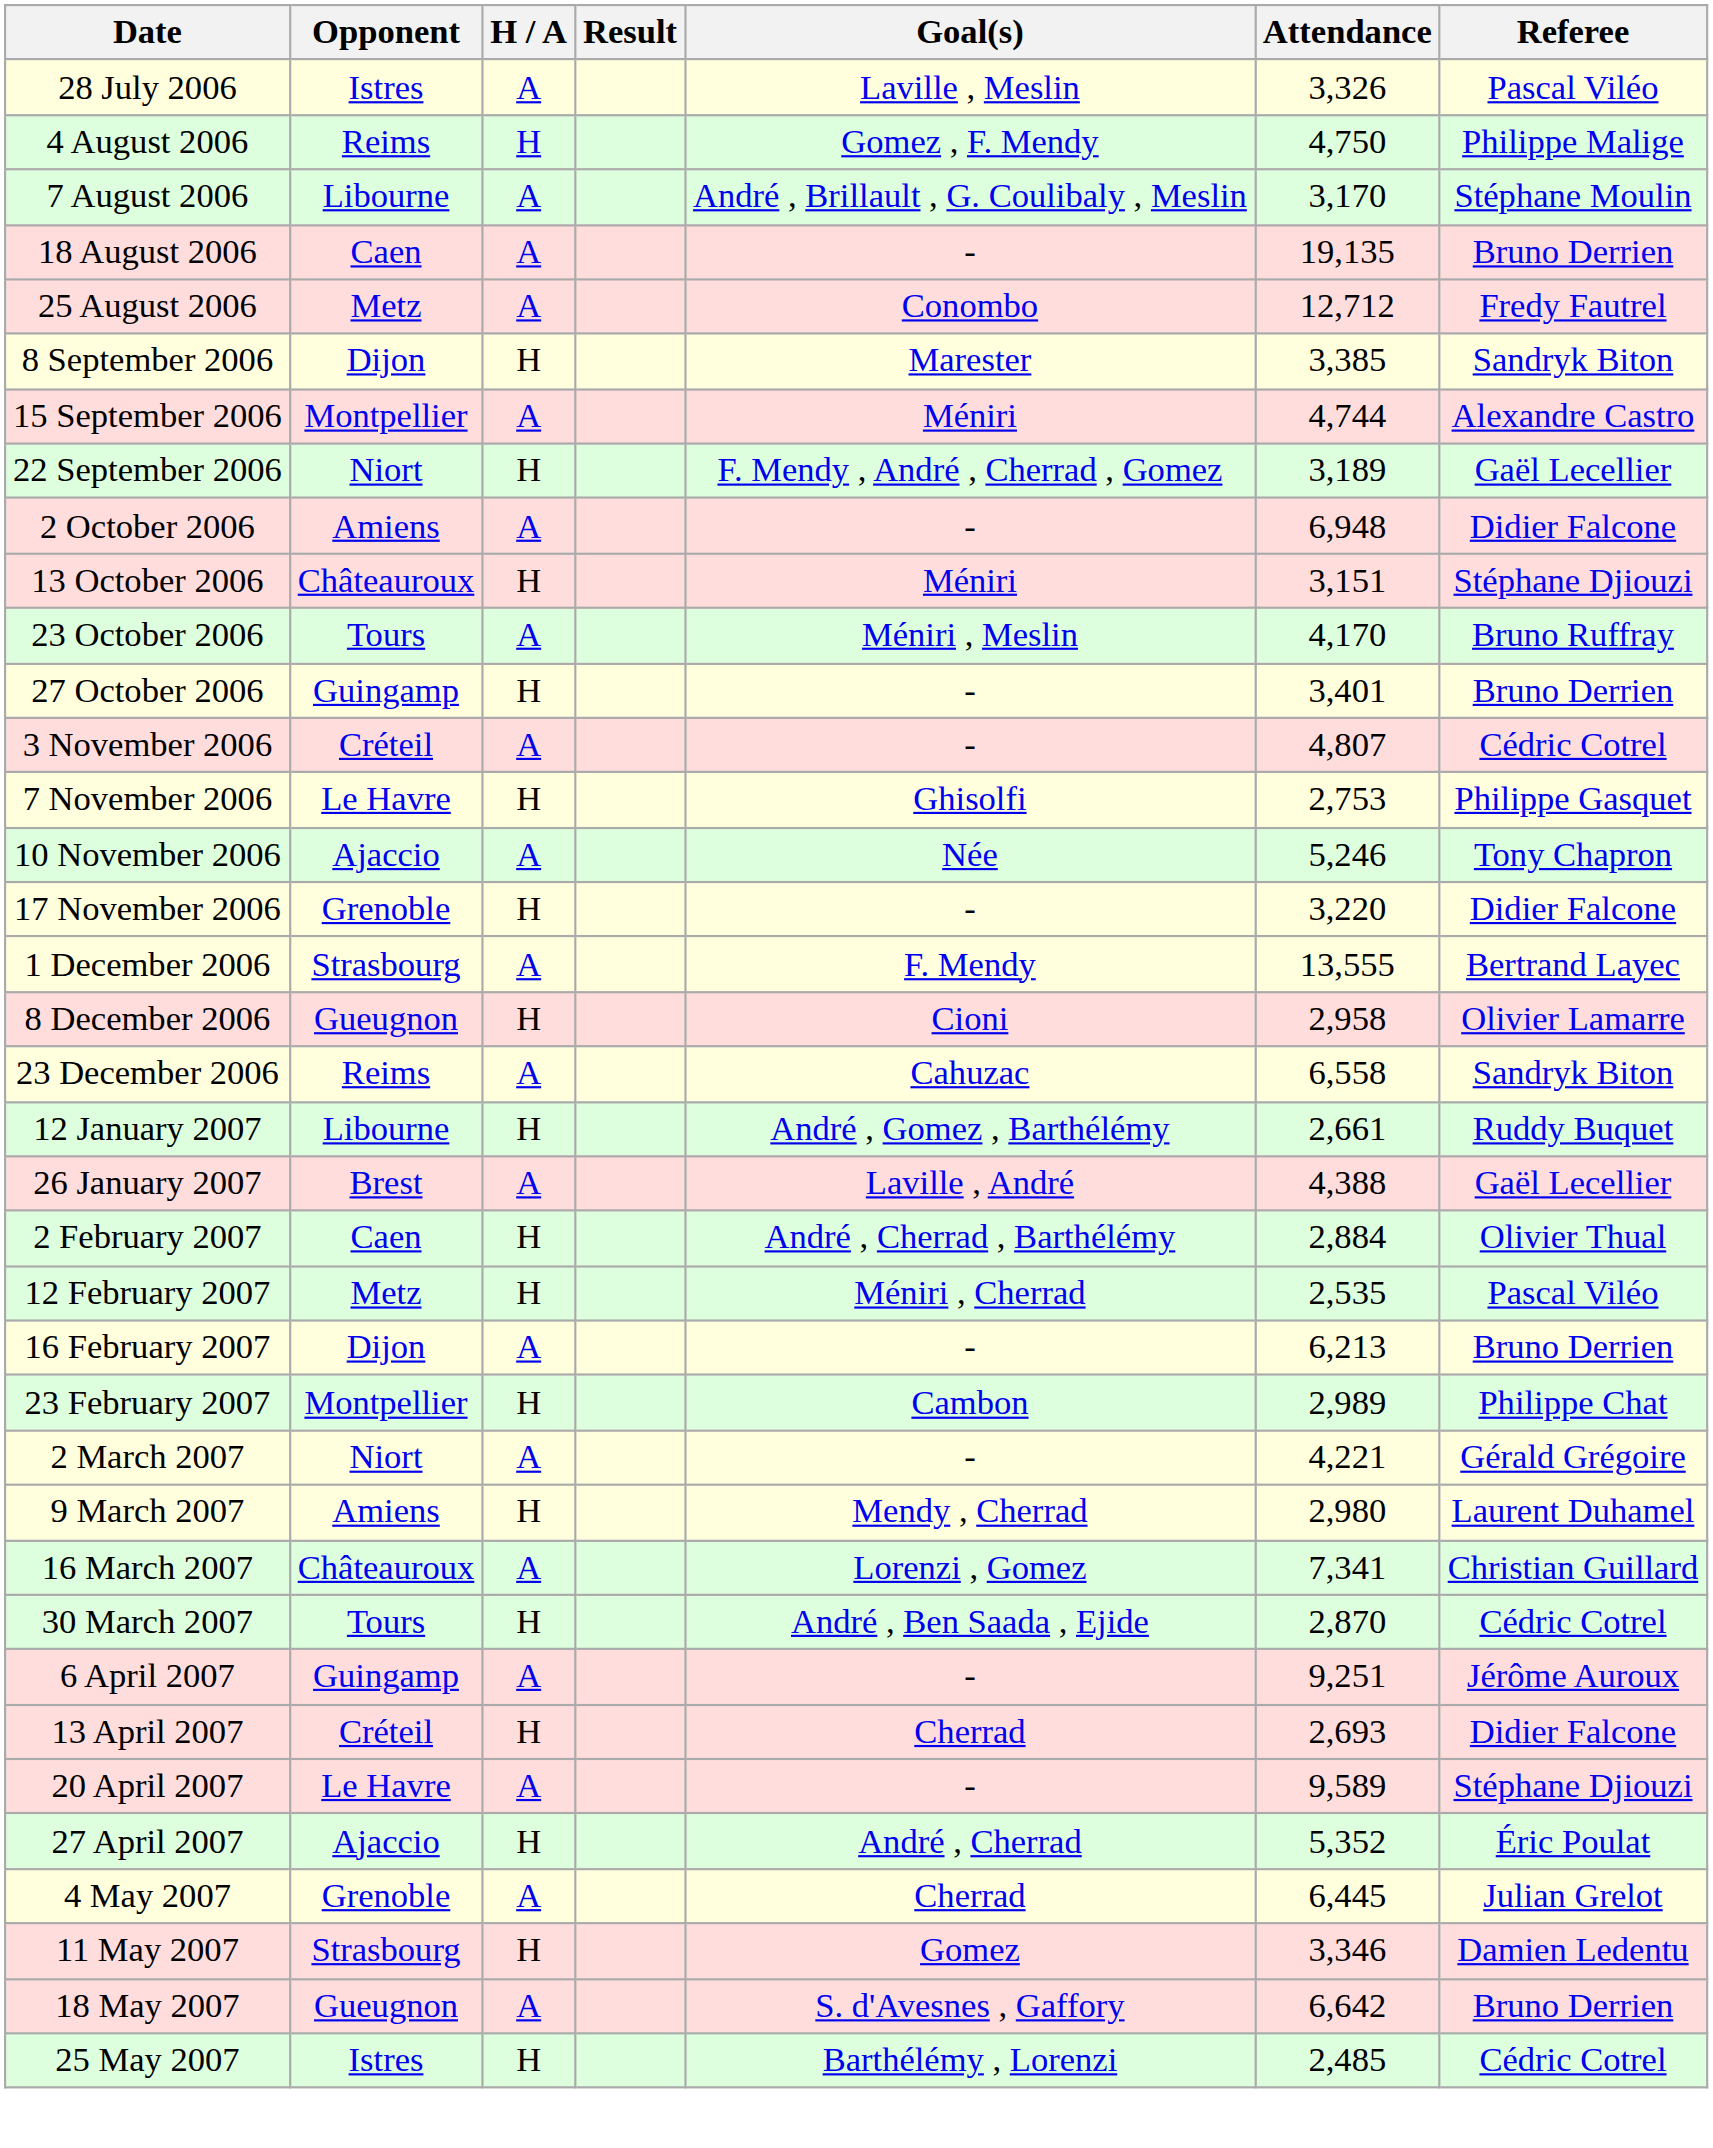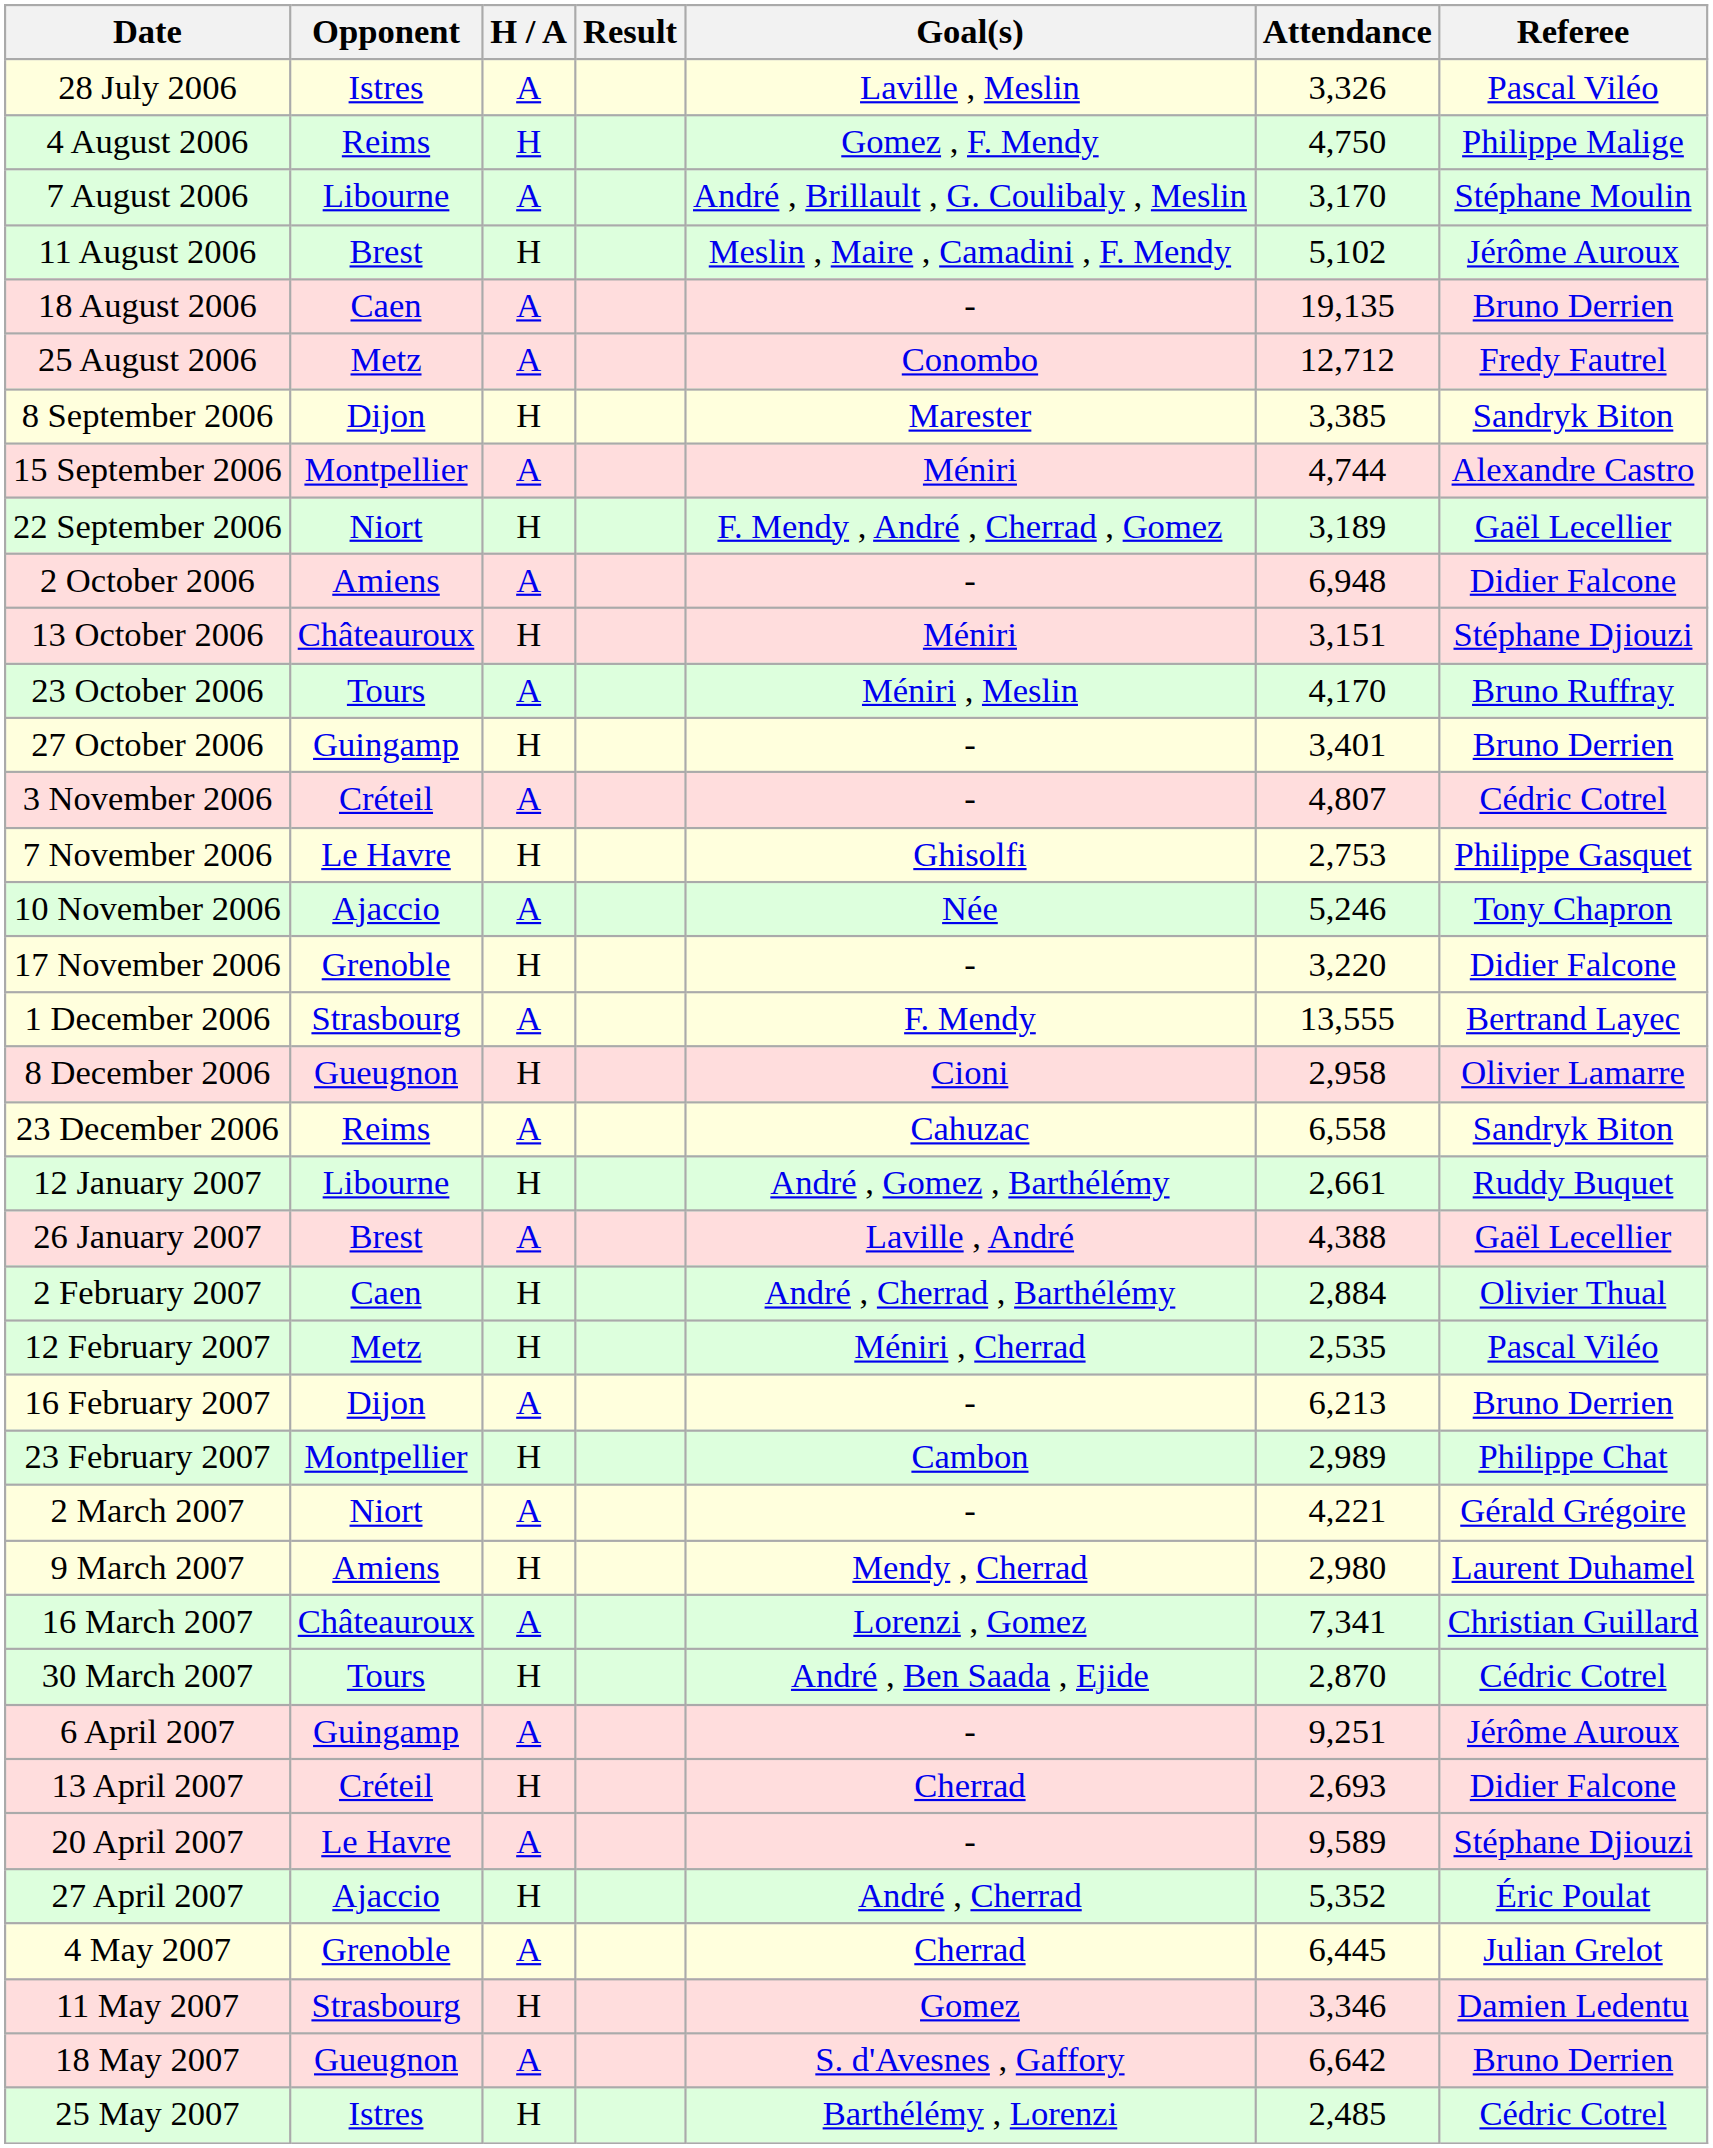+ row: (147, 251)
